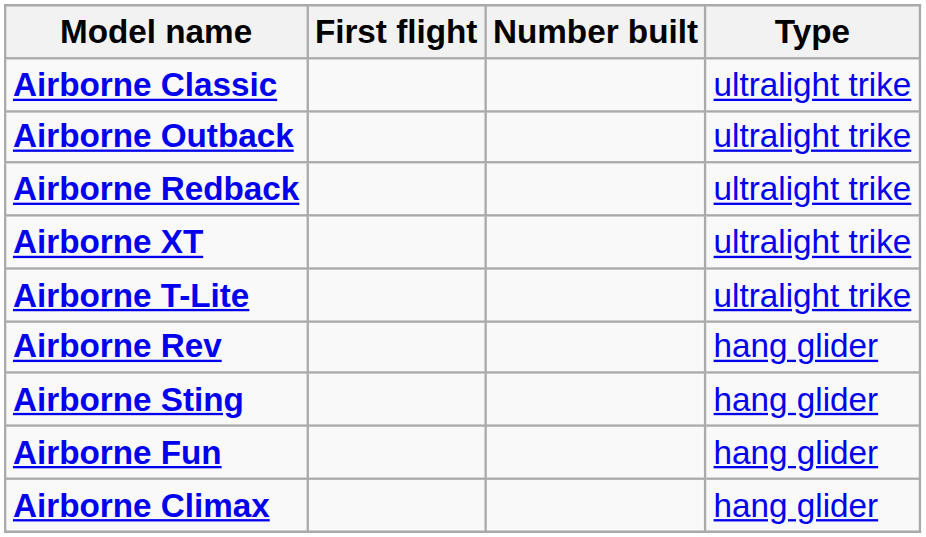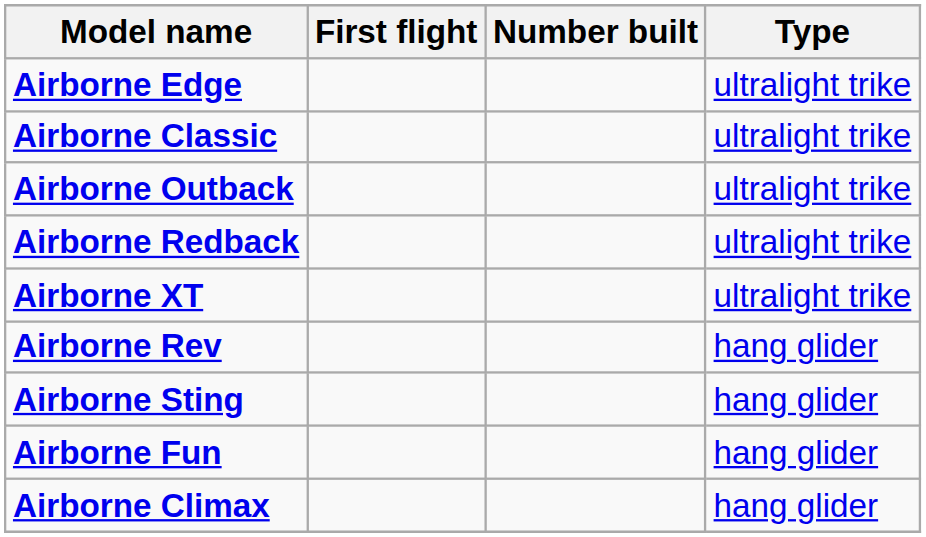+ row: (127, 84)
- row: (131, 295)
